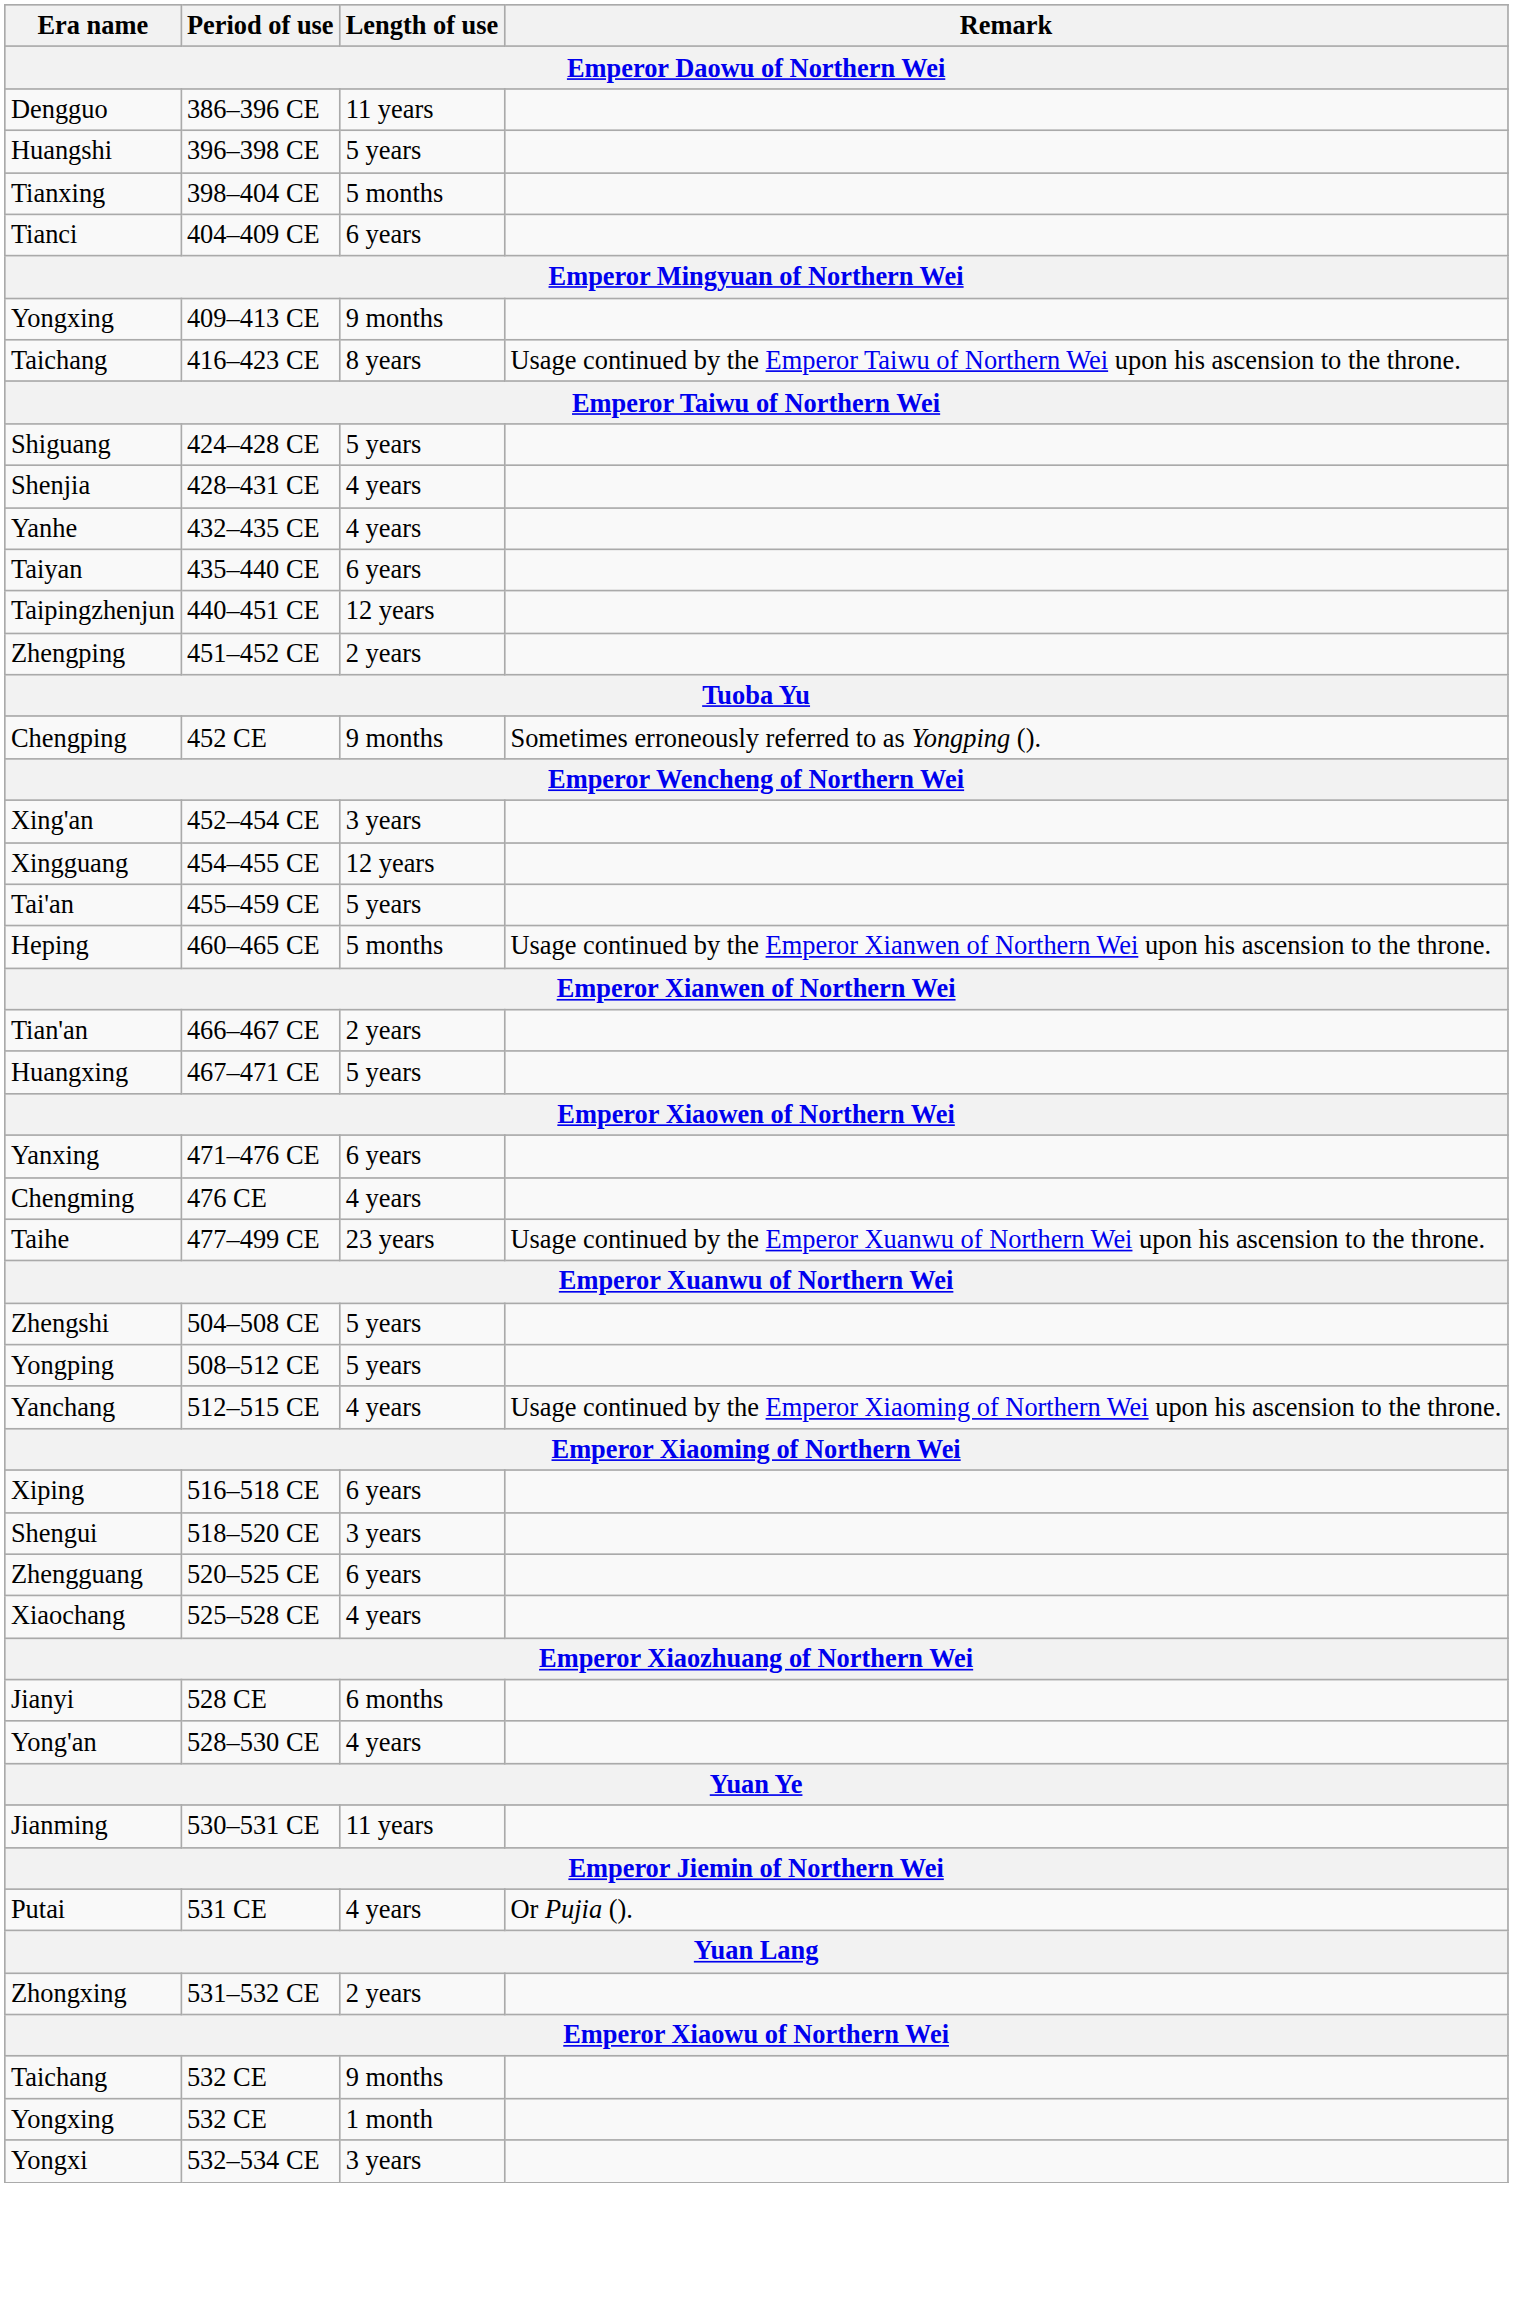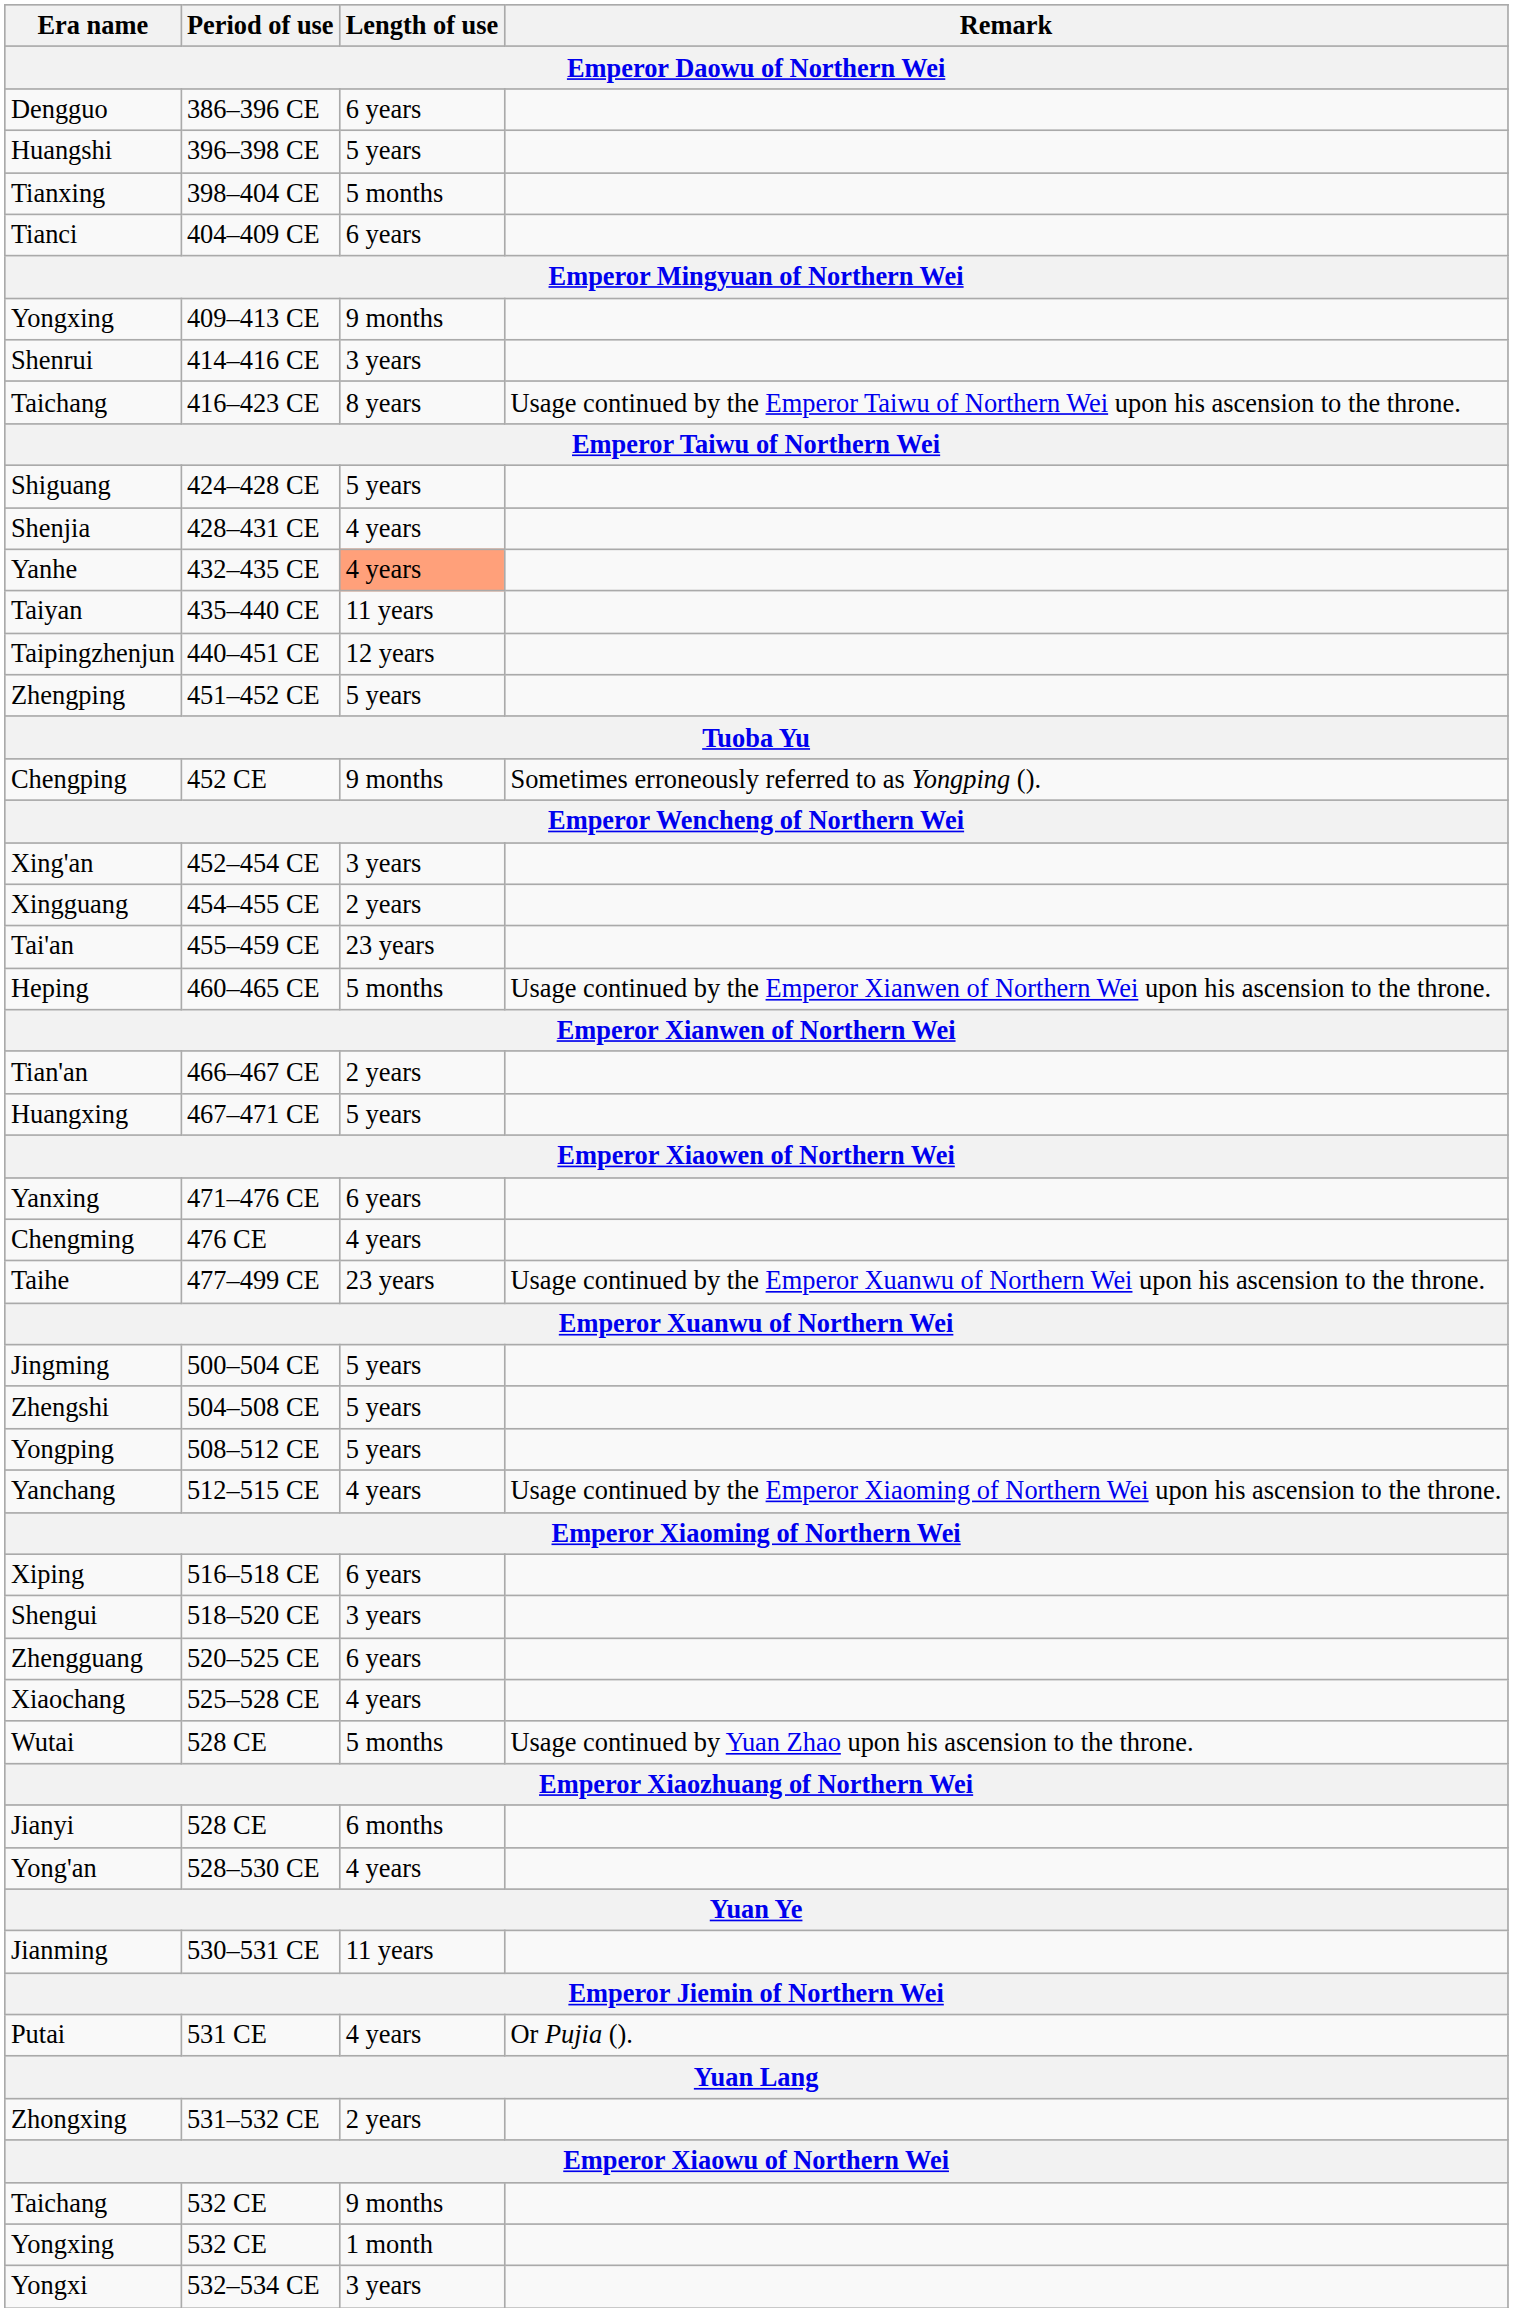(390, 109) 11 years -> (383, 109) 6 years
+ row: (52, 360)
(383, 527) no background -> (383, 569) lightsalmon background
(383, 569) 6 years -> (390, 611) 11 years
(383, 653) 2 years -> (383, 695) 5 years
(390, 862) 12 years -> (383, 904) 2 years
(383, 904) 5 years -> (390, 946) 23 years
+ row: (60, 1365)
+ row: (43, 1742)
